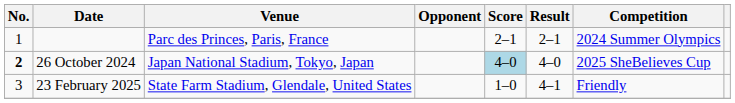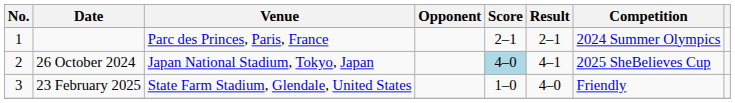(19, 62) bold -> (19, 62) normal
(550, 62) 4–0 -> (550, 62) 4–1
(550, 86) 4–1 -> (550, 86) 4–0
